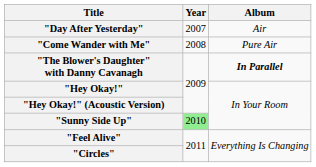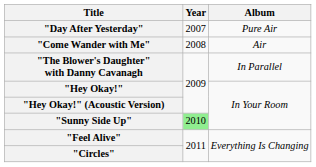(260, 28) Air -> (260, 28) Pure Air
(260, 45) Pure Air -> (260, 45) Air
(260, 67) bold -> (260, 67) normal
